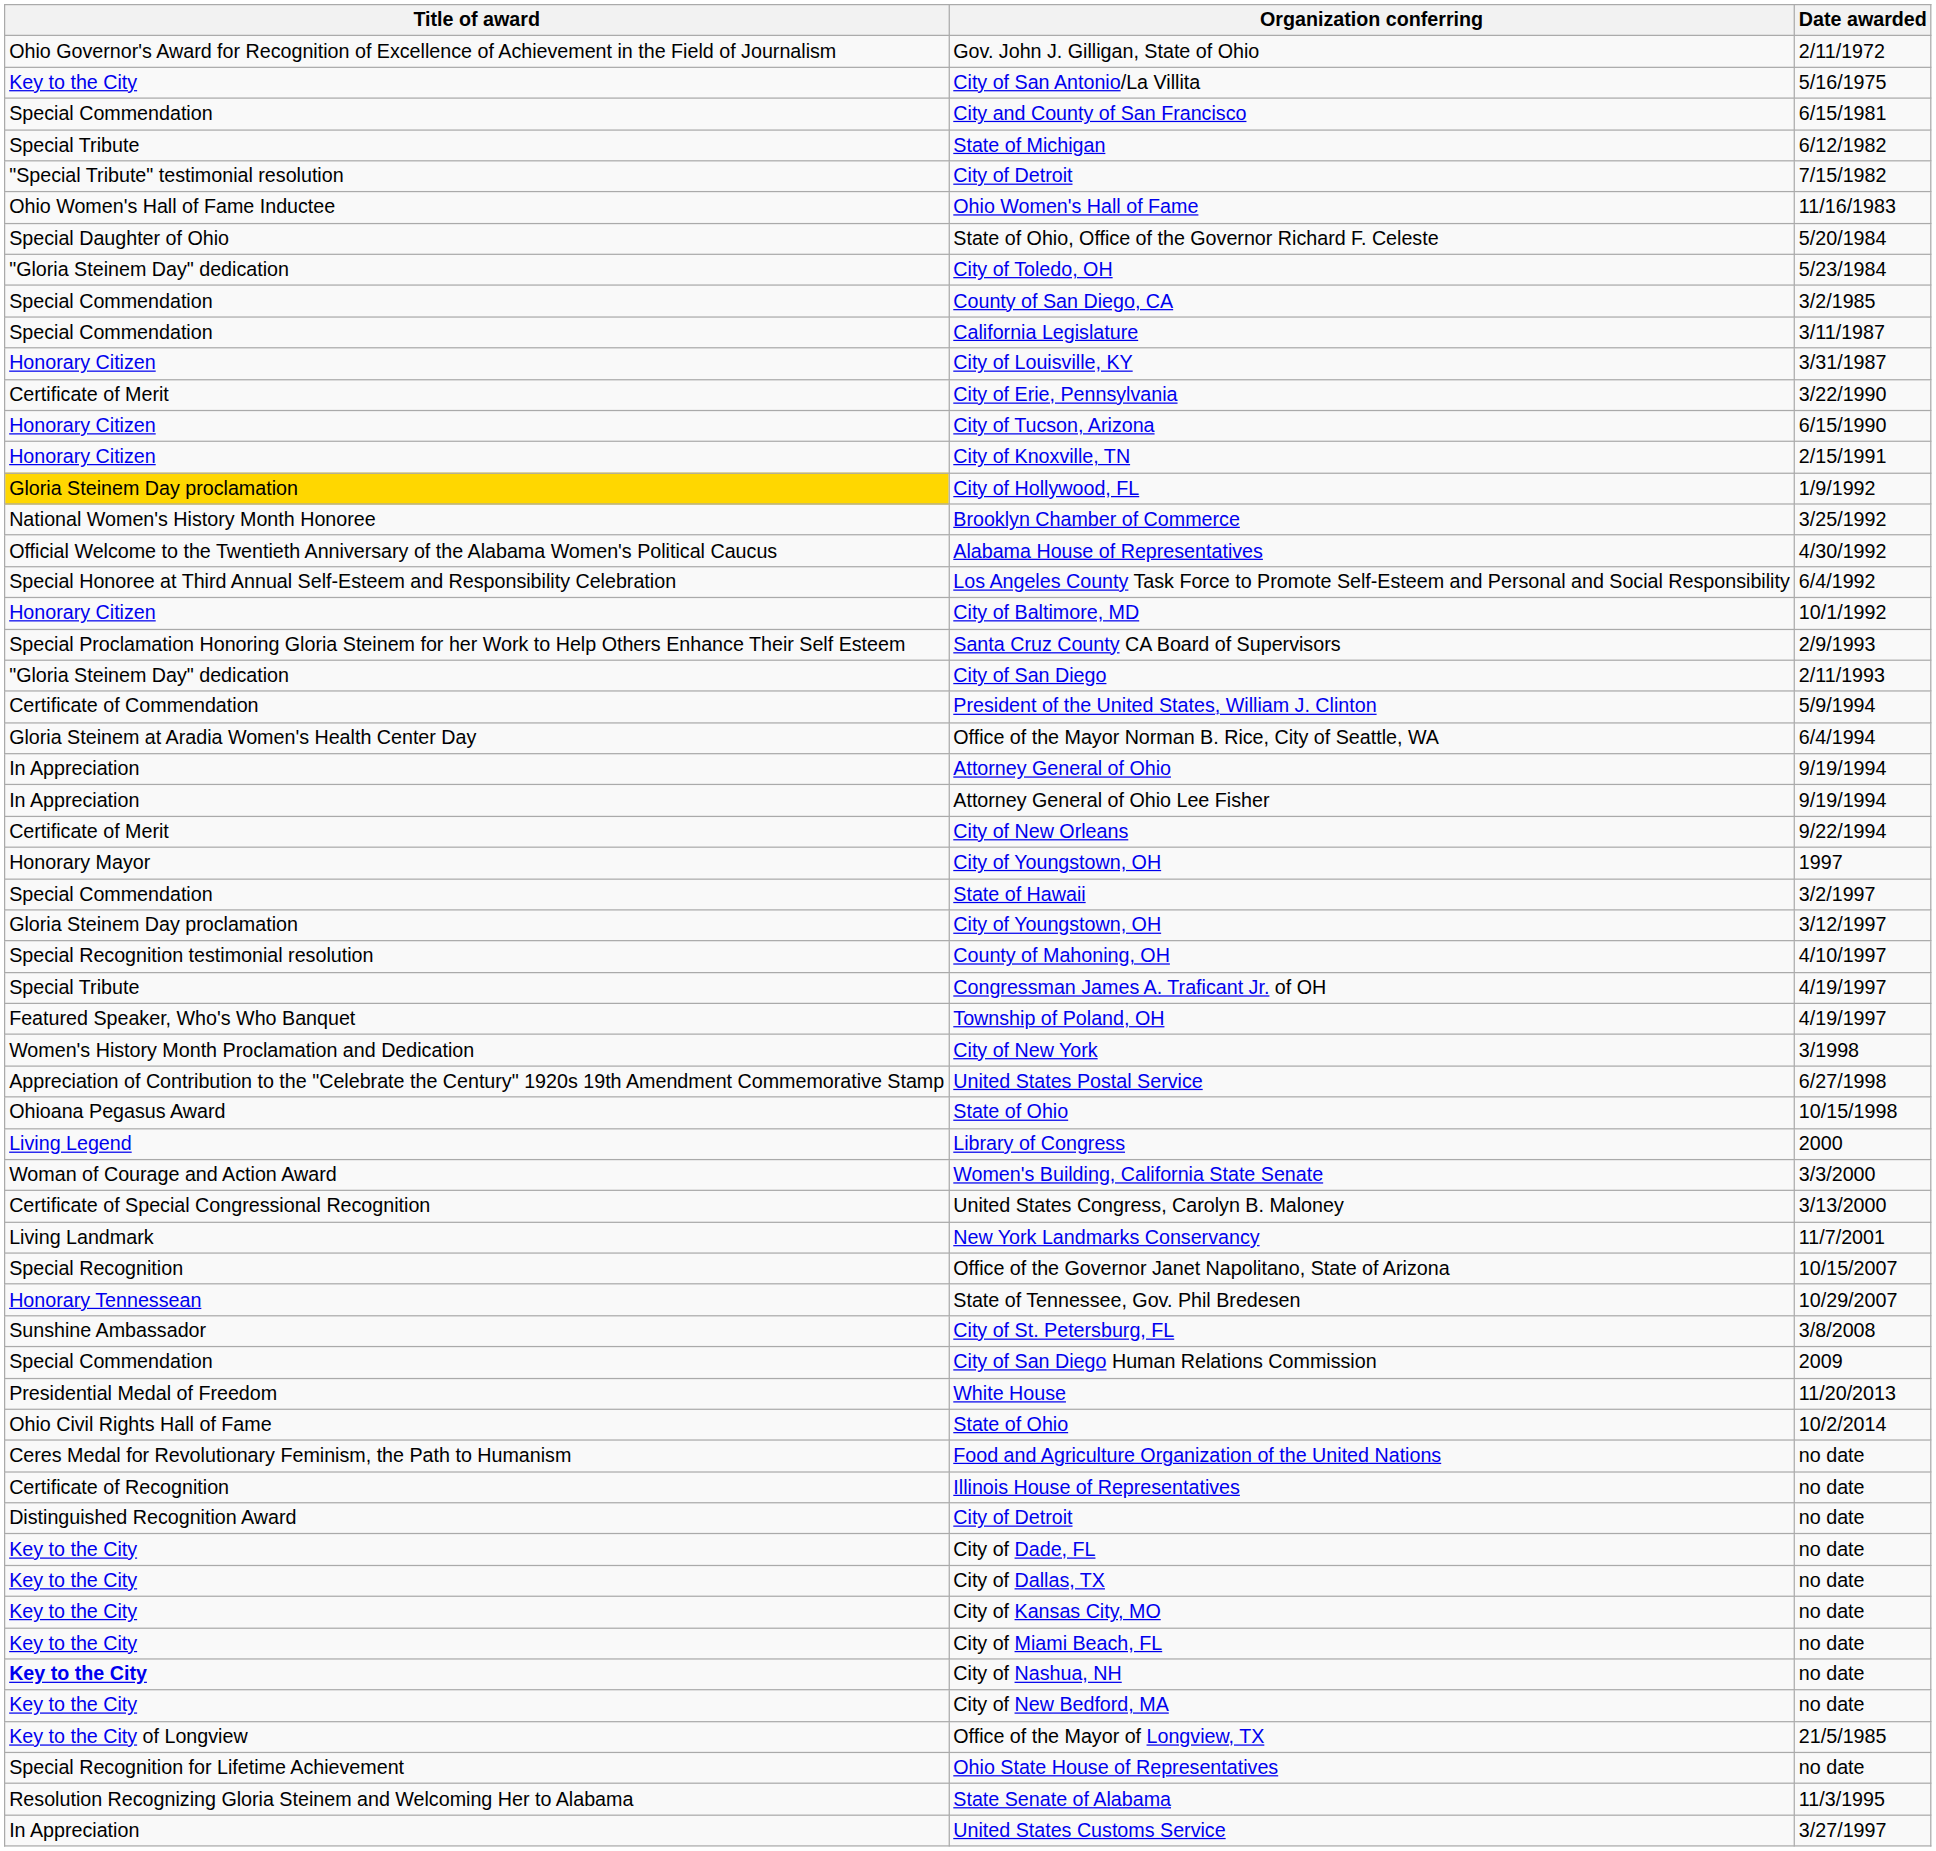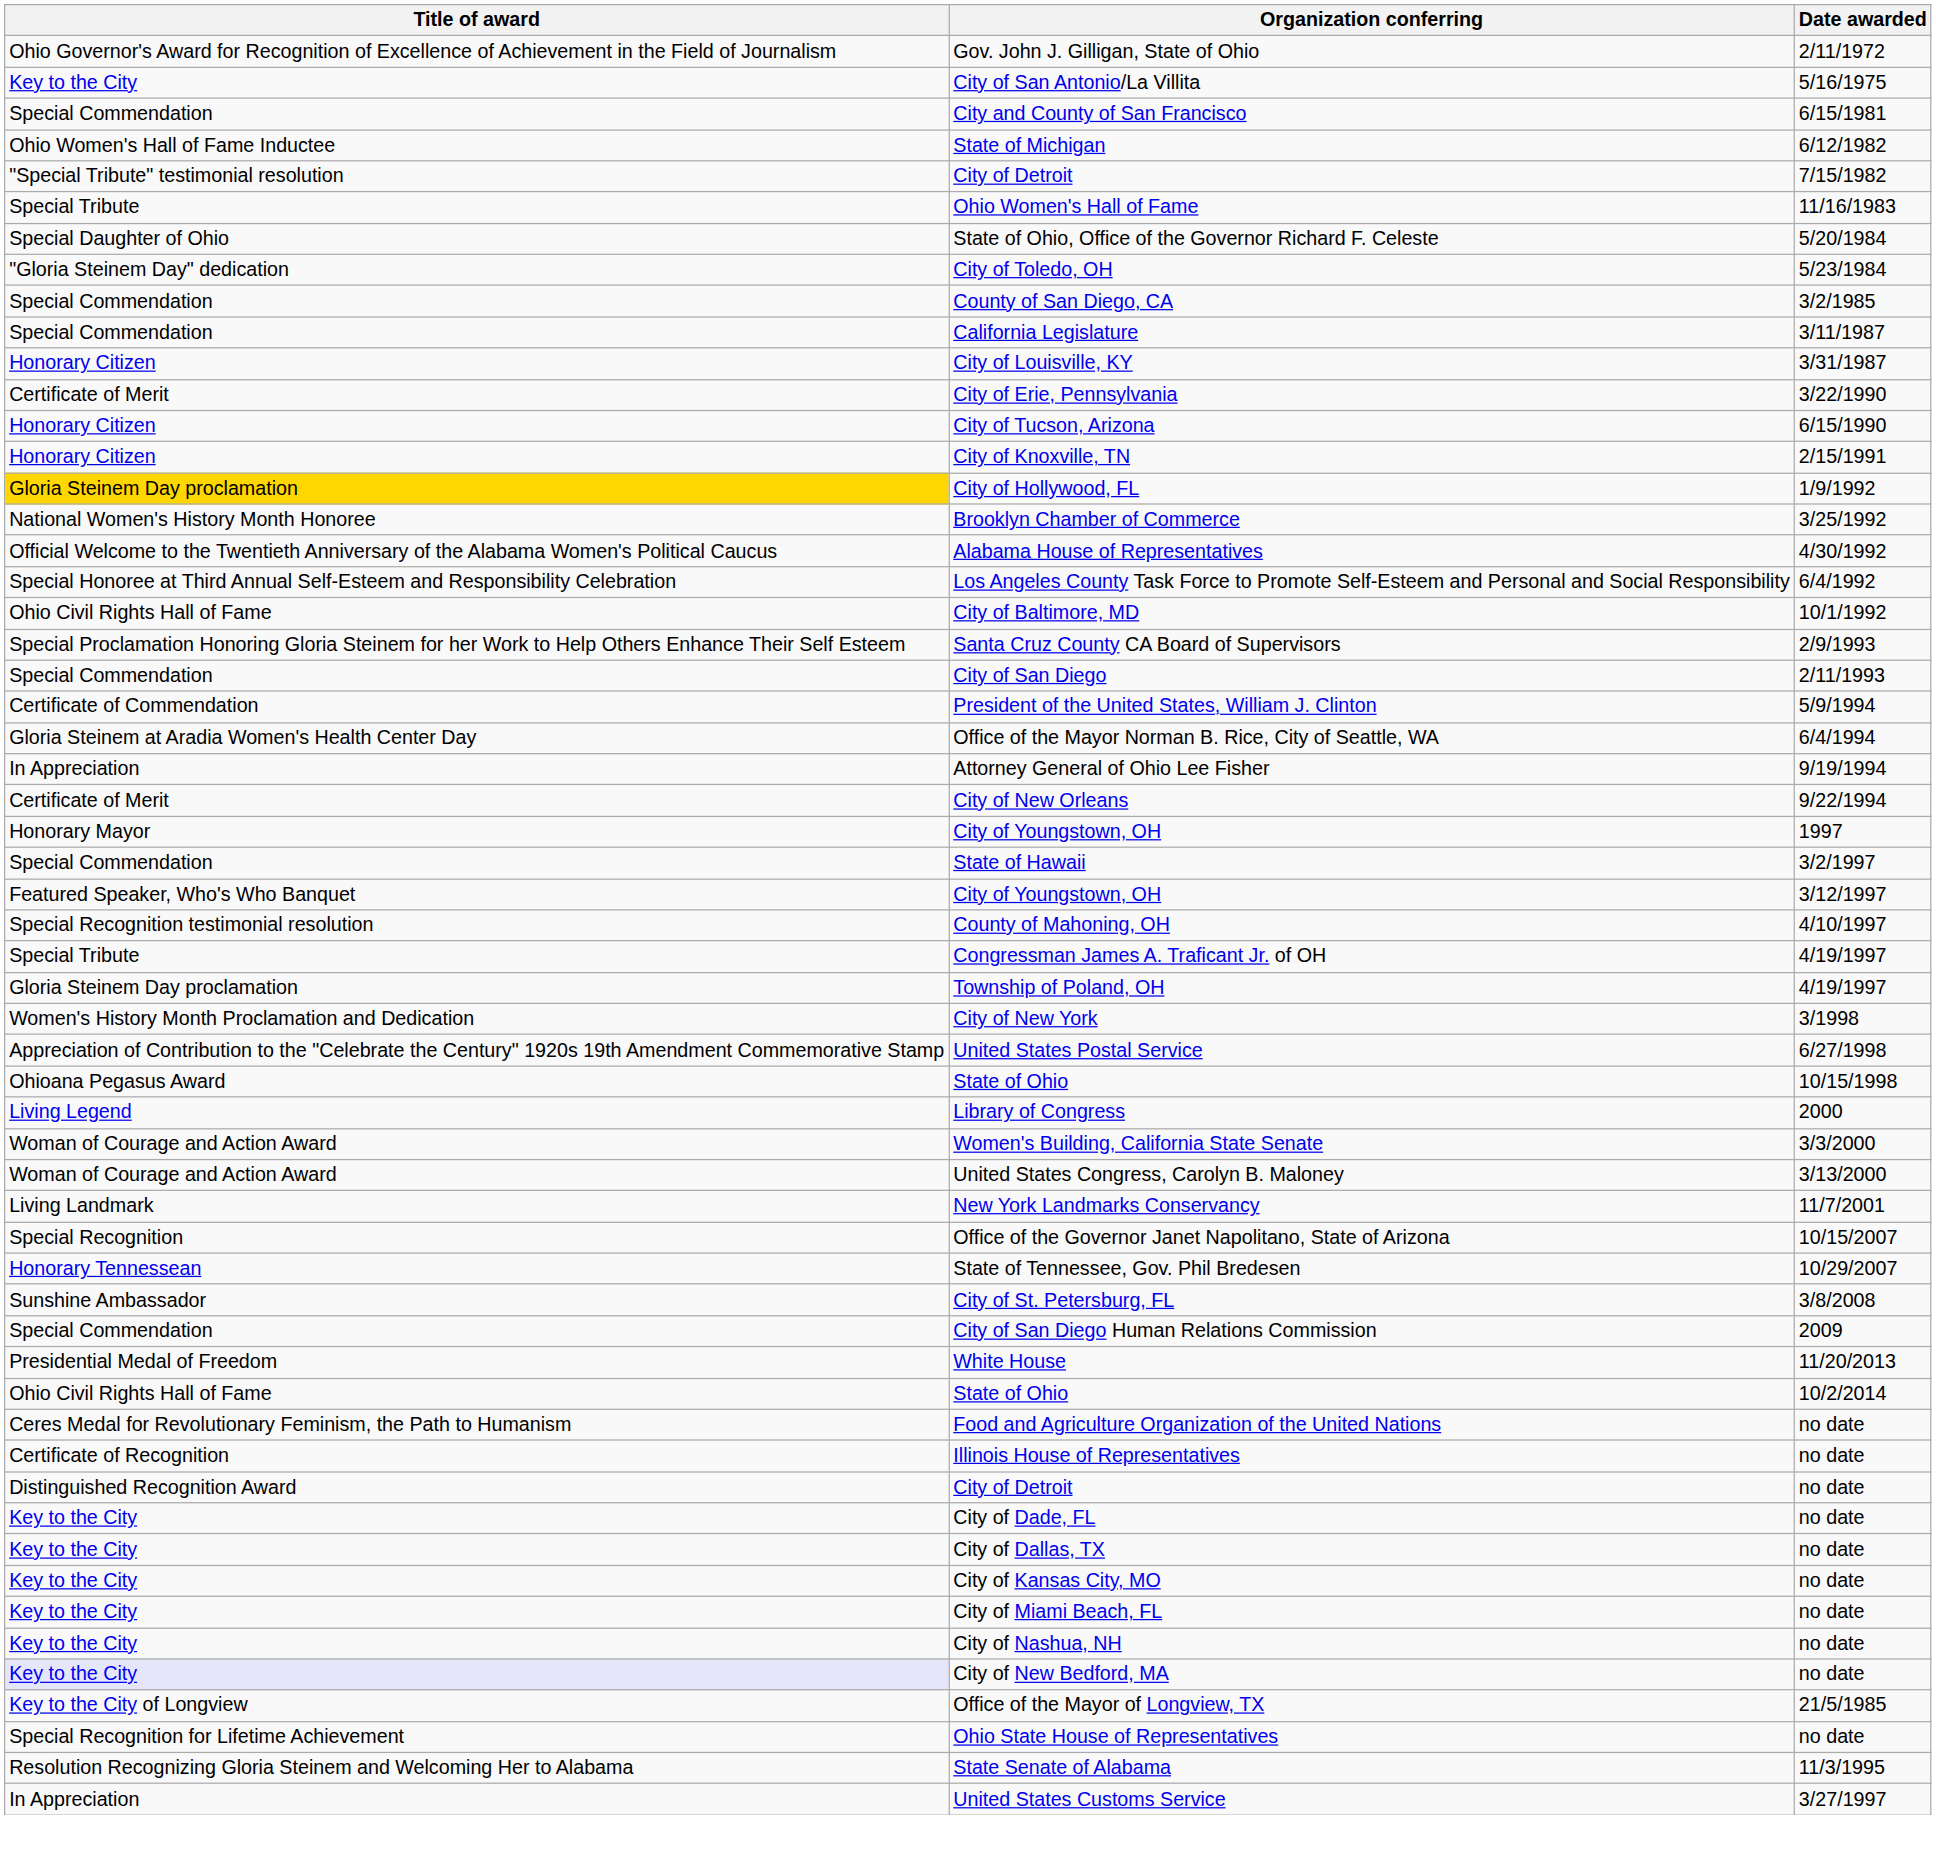(74, 144) Special Tribute -> (172, 144) Ohio Women's Hall of Fame Inductee
(172, 207) Ohio Women's Hall of Fame Inductee -> (74, 207) Special Tribute
(82, 613) Honorary Citizen -> (140, 613) Ohio Civil Rights Hall of Fame
(149, 675) "Gloria Steinem Day" dedication -> (111, 675) Special Commendation
- row: (1062, 769)
(154, 925) Gloria Steinem Day proclamation -> (182, 894) Featured Speaker, Who's Who Banquet
(182, 1018) Featured Speaker, Who's Who Banquet -> (154, 987) Gloria Steinem Day proclamation
(220, 1206) Certificate of Special Congressional Recognition -> (173, 1174) Woman of Courage and Action Award
(78, 1674) bold -> (73, 1643) normal
(73, 1705) no background -> (73, 1674) lavender background
